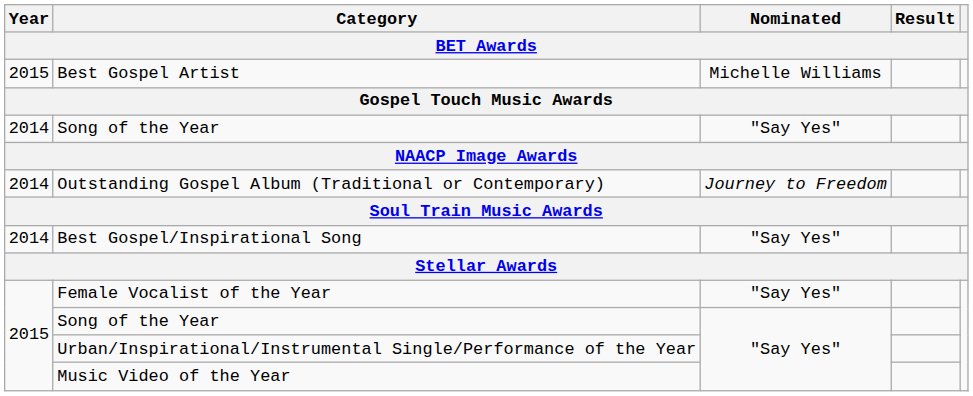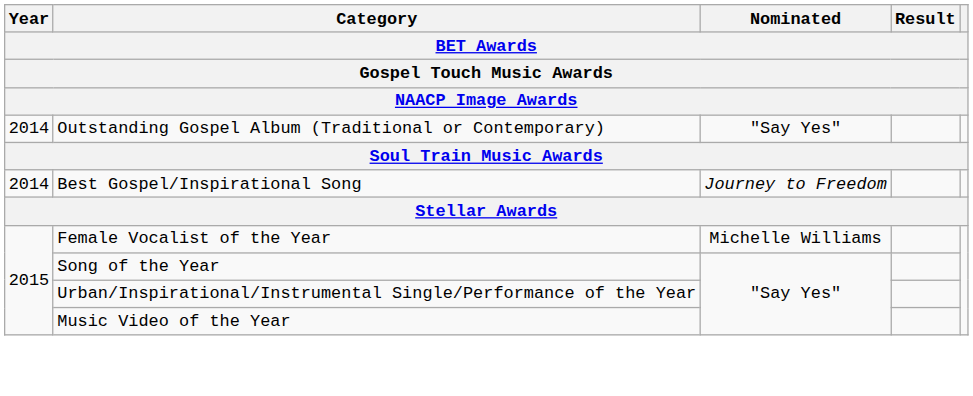- row: (29, 74)
- row: (29, 129)
(796, 184) Journey to Freedom -> (796, 129) "Say Yes"
(796, 239) "Say Yes" -> (796, 184) Journey to Freedom
(796, 294) "Say Yes" -> (796, 239) Michelle Williams
